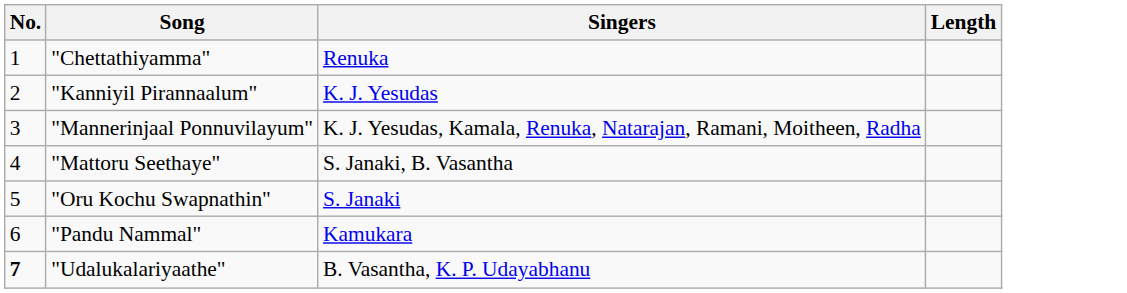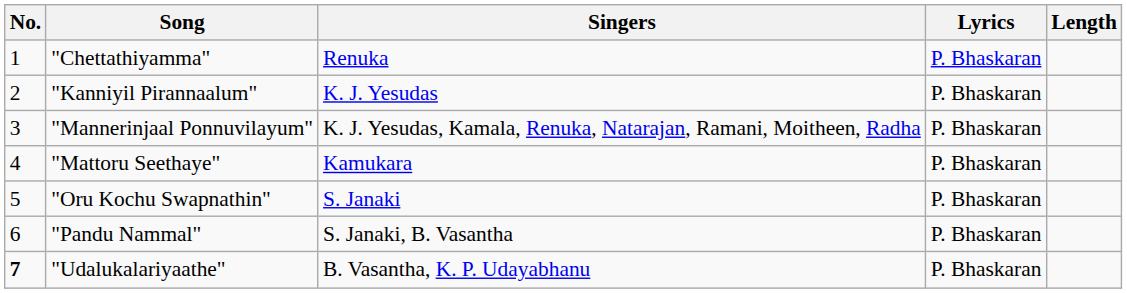+ column: (986, 22)
(418, 163) S. Janaki, B. Vasantha -> (368, 163) Kamukara
(368, 234) Kamukara -> (418, 234) S. Janaki, B. Vasantha
